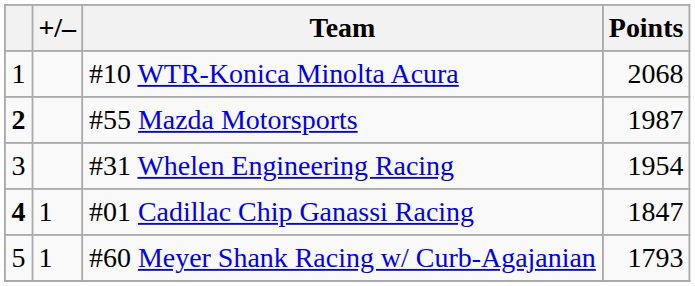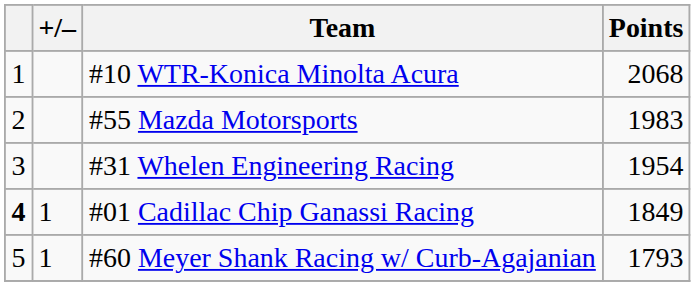(18, 119) bold -> (18, 119) normal
(655, 119) 1987 -> (655, 119) 1983
(655, 212) 1847 -> (655, 212) 1849
